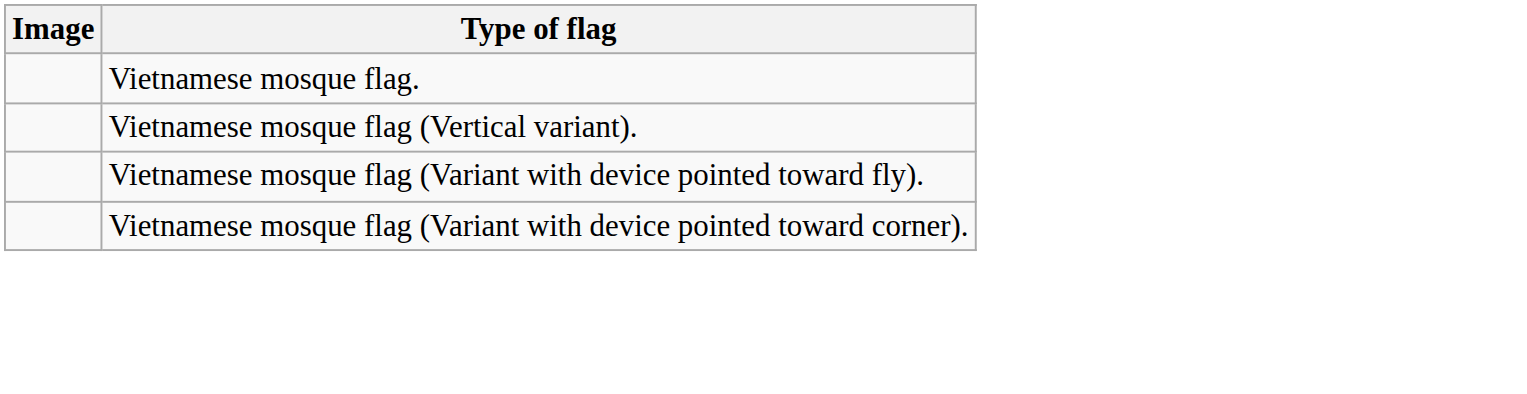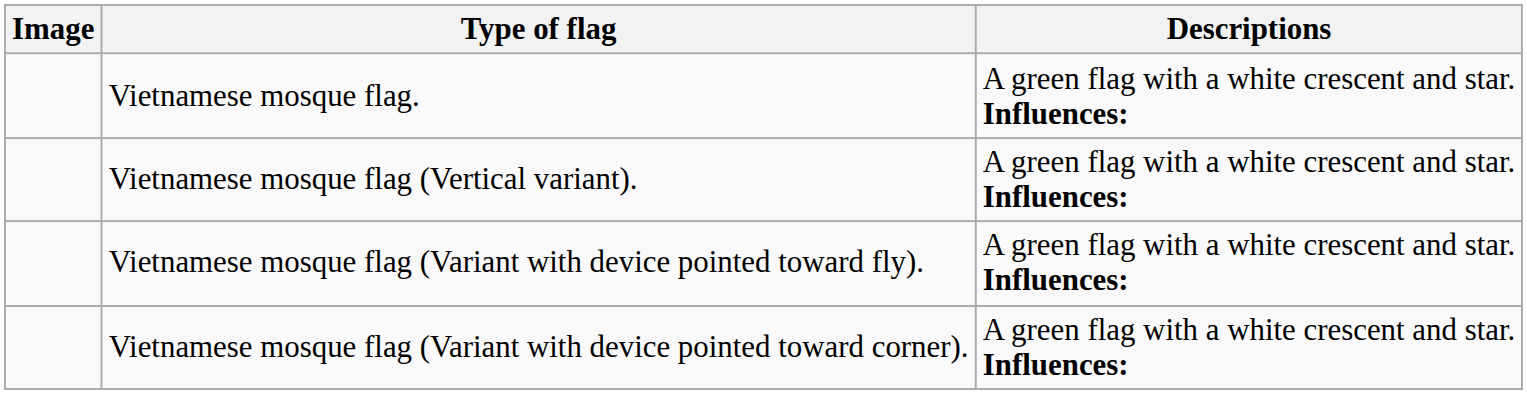+ column: (1249, 28)
